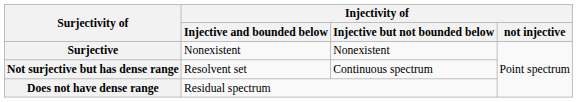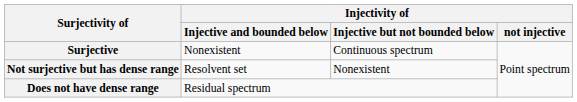(361, 50) Nonexistent -> (383, 50) Continuous spectrum
(383, 69) Continuous spectrum -> (361, 69) Nonexistent
